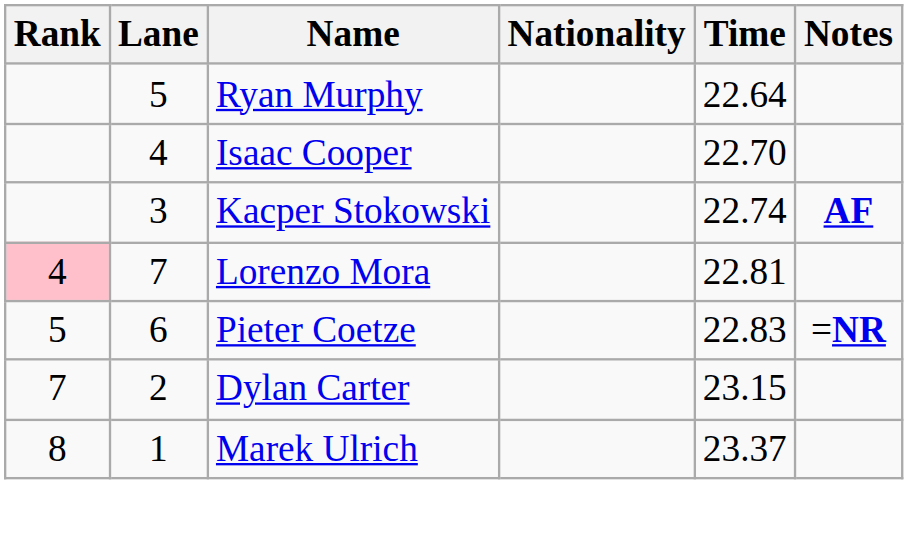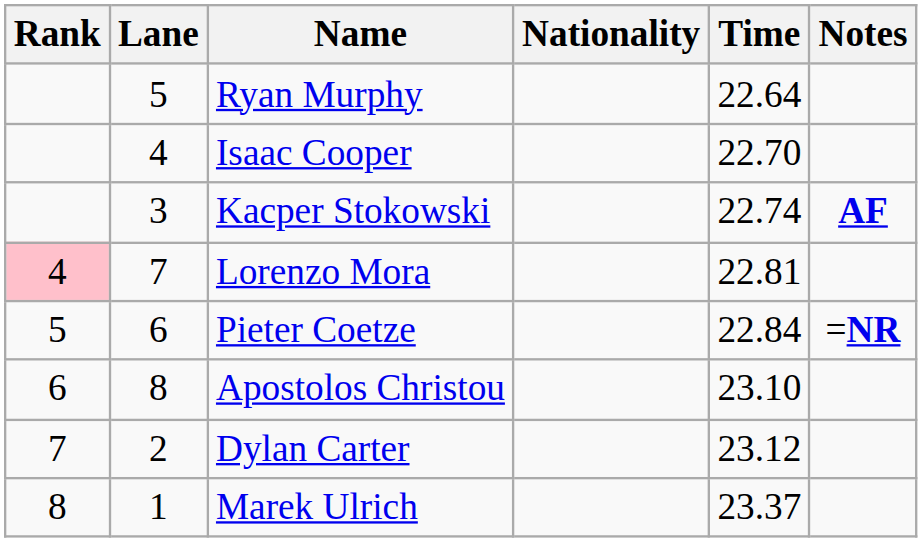(745, 329) 22.83 -> (759, 329) 22.84
+ row: (360, 388)
(745, 388) 23.15 -> (759, 447) 23.12
